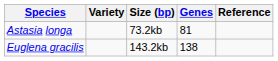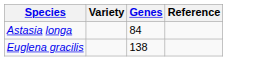- column: (152, 13)
(186, 30) 81 -> (135, 30) 84
